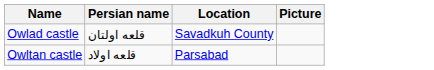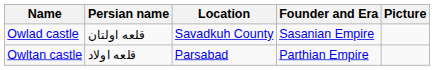+ column: (329, 14)
